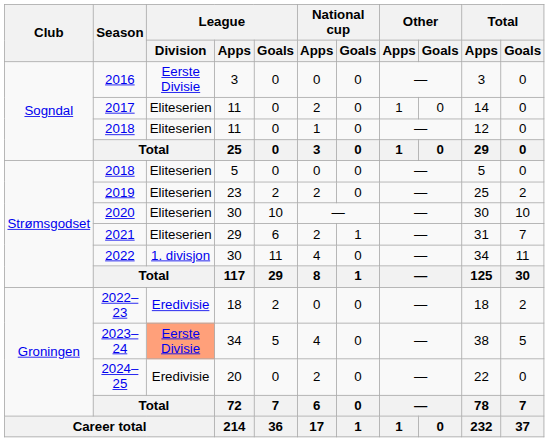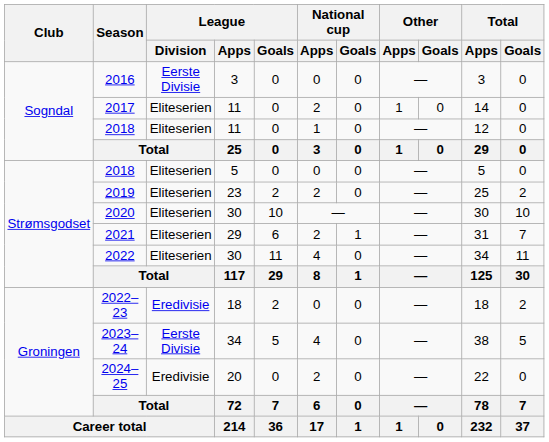(181, 255) 1. divisjon -> (181, 255) Eliteserien
(181, 341) lightsalmon background -> (181, 341) no background
